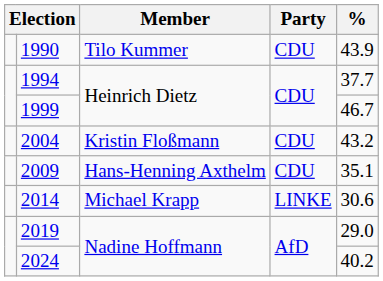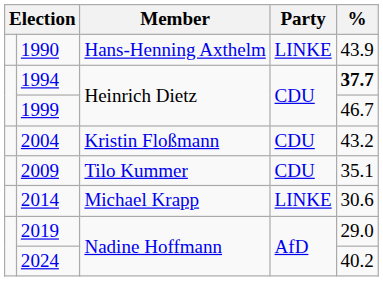(136, 49) Tilo Kummer -> (175, 49) Hans-Henning Axthelm
(295, 49) CDU -> (303, 49) LINKE
(357, 79) normal -> (357, 79) bold
(175, 170) Hans-Henning Axthelm -> (136, 170) Tilo Kummer
